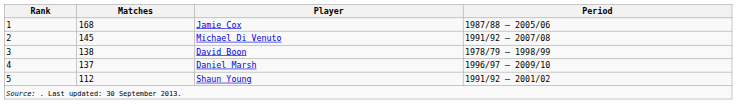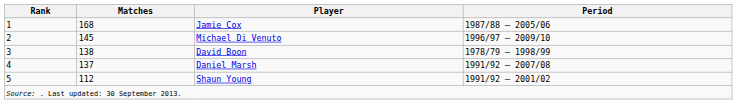(508, 38) 1991/92 – 2007/08 -> (508, 38) 1996/97 – 2009/10
(508, 65) 1996/97 – 2009/10 -> (508, 65) 1991/92 – 2007/08
